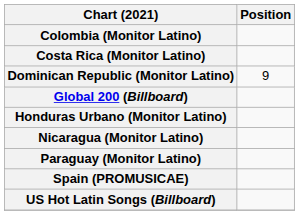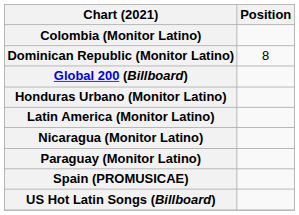- row: (121, 55)
(266, 76) 9 -> (266, 55) 8
+ row: (121, 117)
